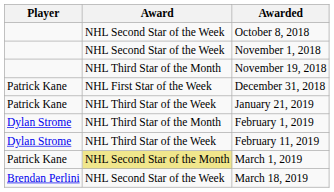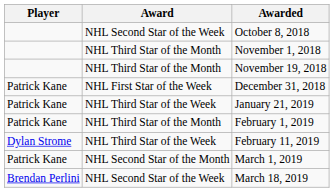(155, 50) NHL Second Star of the Week -> (153, 50) NHL Third Star of the Month
(39, 123) Dylan Strome -> (37, 123) Patrick Kane
(157, 159) khaki background -> (157, 159) no background
